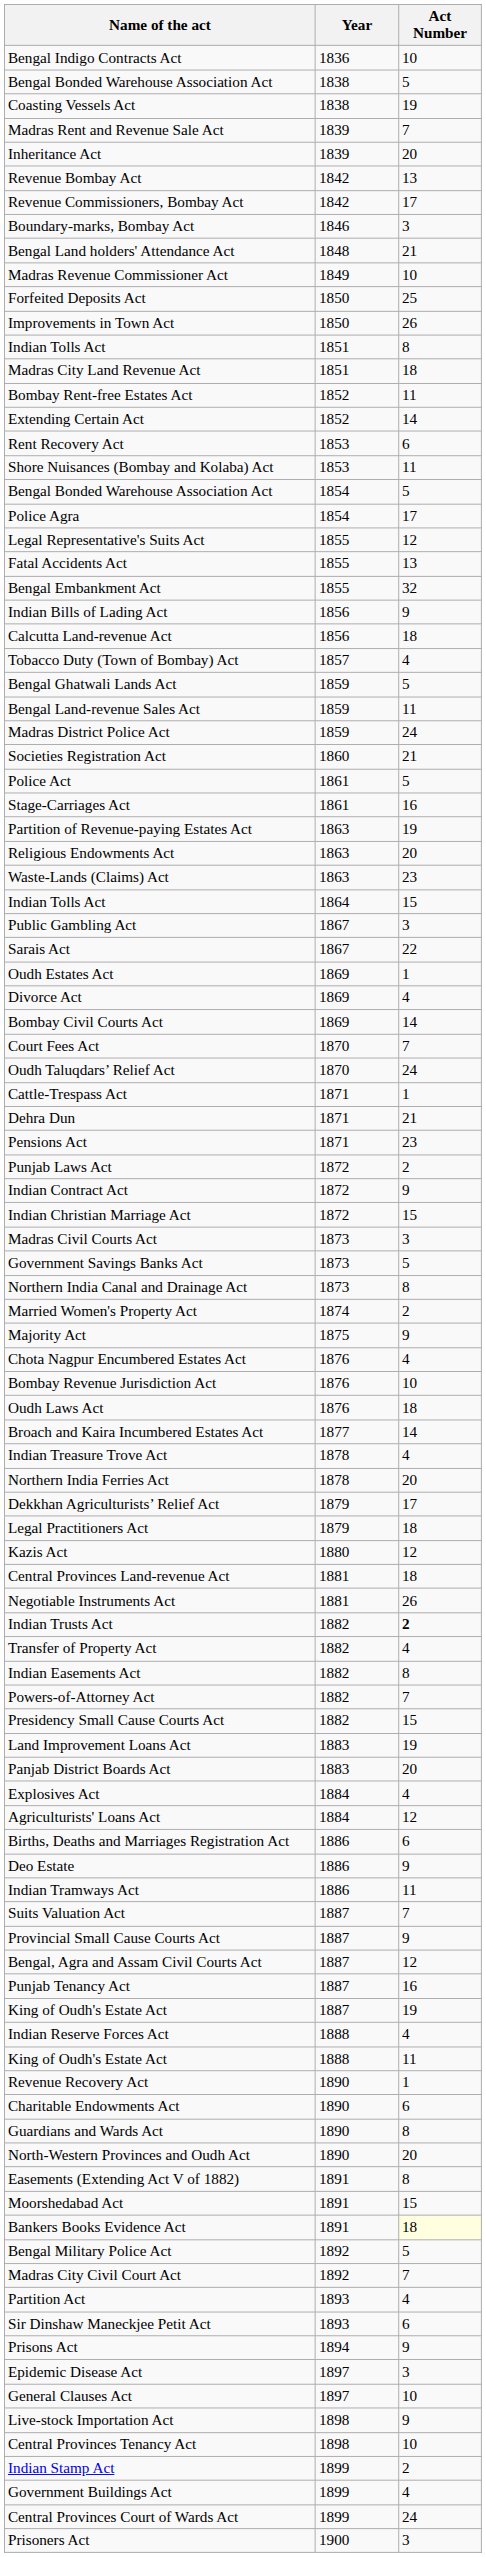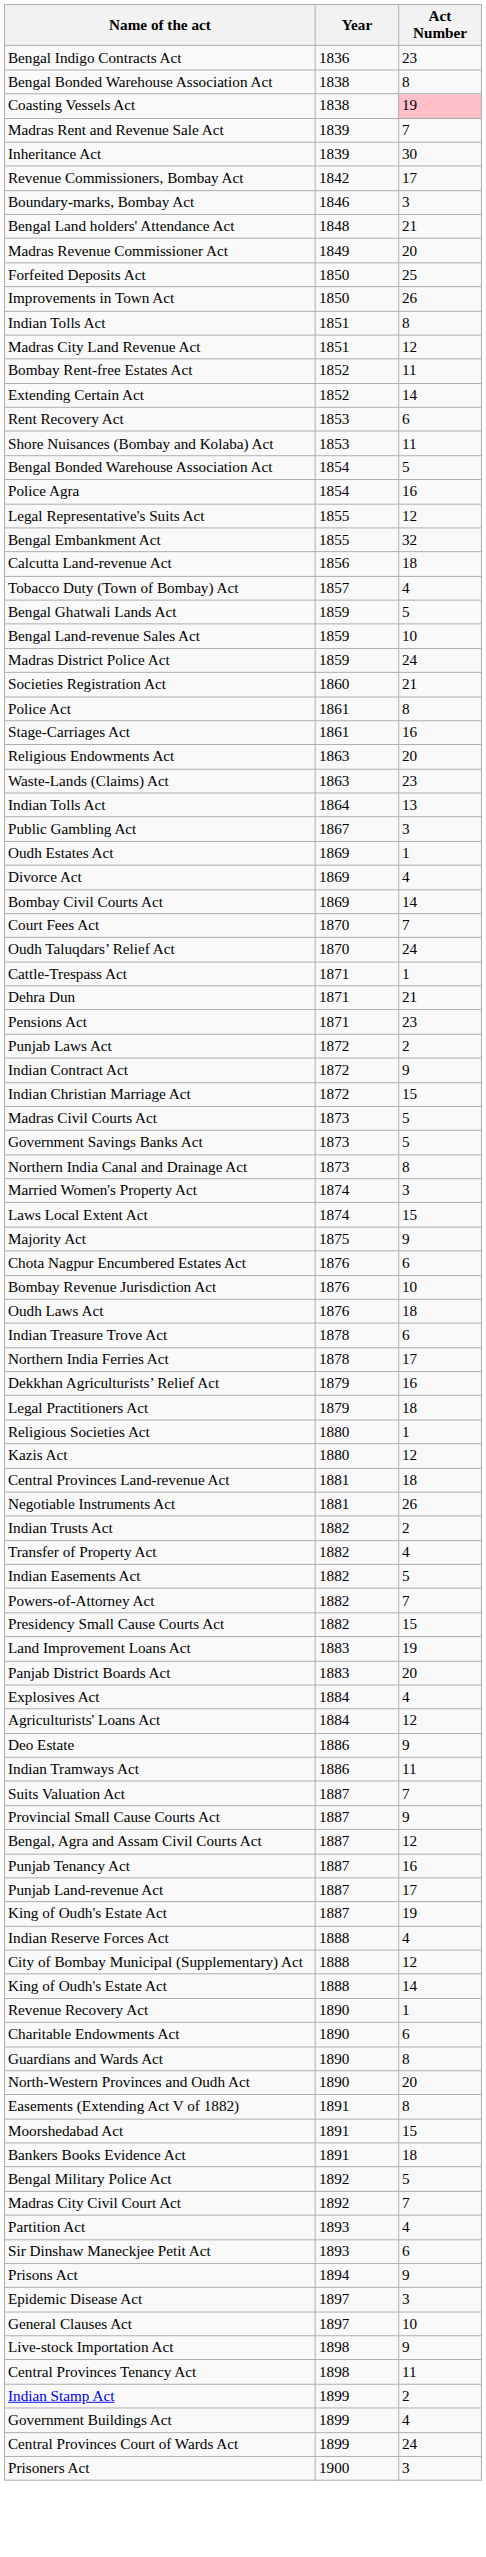(410, 57) 10 -> (410, 57) 23
(406, 81) 5 -> (406, 81) 8
(410, 105) no background -> (410, 105) pink background
(410, 154) 20 -> (410, 154) 30
- row: (75, 178)
(410, 274) 10 -> (410, 250) 20
(410, 371) 18 -> (410, 347) 12
(410, 515) 17 -> (410, 491) 16
- row: (68, 563)
- row: (88, 612)
(409, 708) 11 -> (410, 636) 10
(406, 780) 5 -> (406, 708) 8
- row: (130, 829)
(410, 901) 15 -> (410, 805) 13
- row: (39, 949)
(406, 1238) 3 -> (406, 1118) 5
(406, 1311) 2 -> (406, 1190) 3
+ row: (78, 1214)
(406, 1359) 4 -> (406, 1263) 6
- row: (136, 1431)
(406, 1455) 4 -> (406, 1335) 6
(410, 1480) 20 -> (410, 1359) 17
(410, 1504) 17 -> (410, 1383) 16
+ row: (79, 1431)
(406, 1624) bold -> (406, 1528) normal
(406, 1672) 8 -> (406, 1576) 5
- row: (149, 1841)
+ row: (86, 1889)
+ row: (156, 1962)
(409, 2058) 11 -> (410, 1986) 14
(410, 2227) lightyellow background -> (410, 2155) no background
(410, 2444) 10 -> (409, 2371) 11
